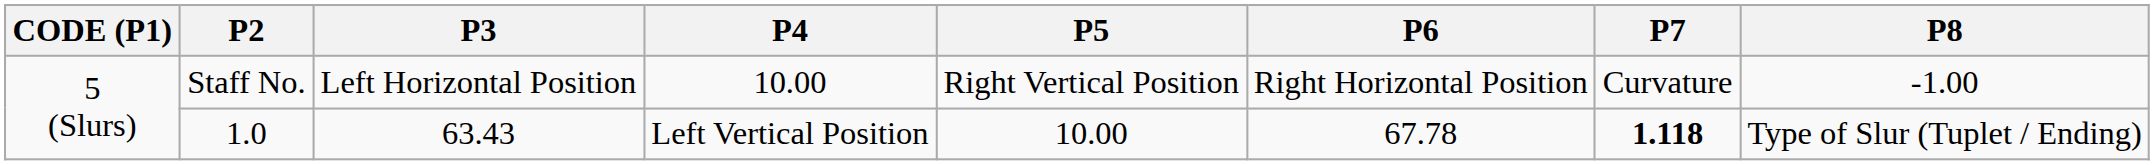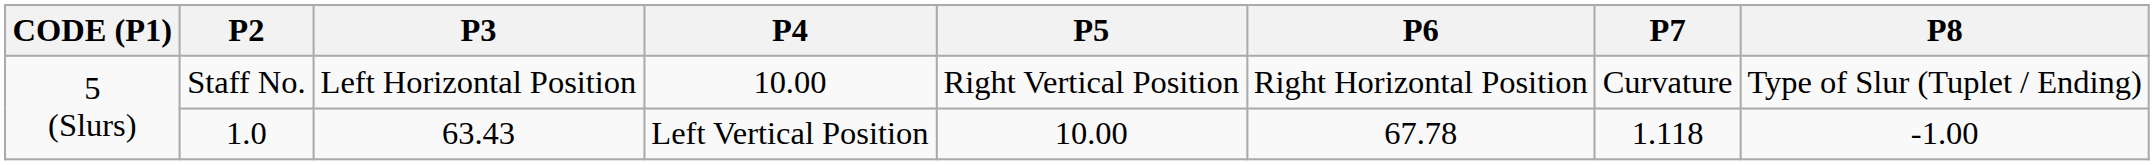(1945, 81) -1.00 -> (1945, 81) Type of Slur (Tuplet / Ending)
(1668, 133) bold -> (1668, 133) normal
(1945, 133) Type of Slur (Tuplet / Ending) -> (1945, 133) -1.00
